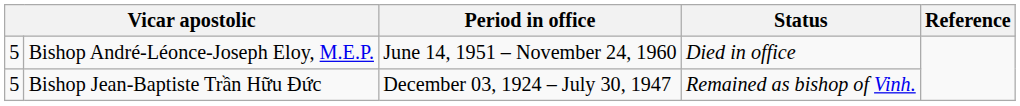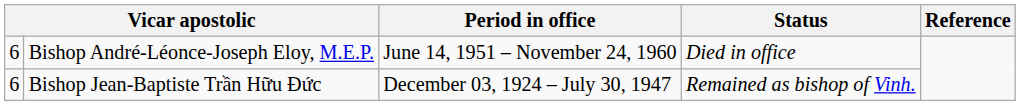(14, 52) 5 -> (14, 52) 6
(14, 84) 5 -> (14, 84) 6
